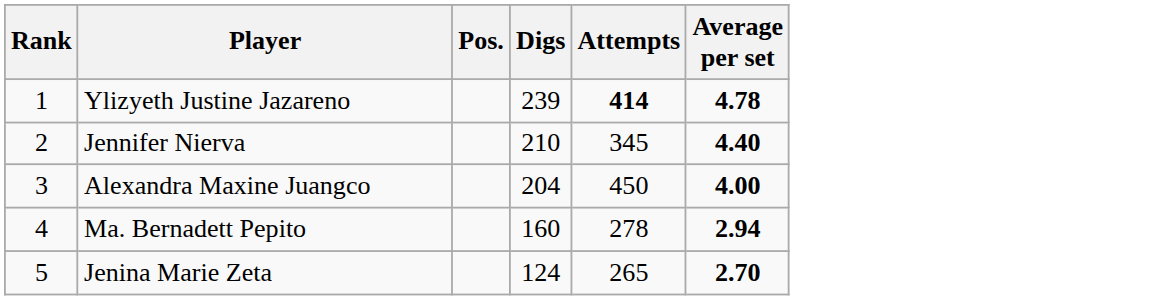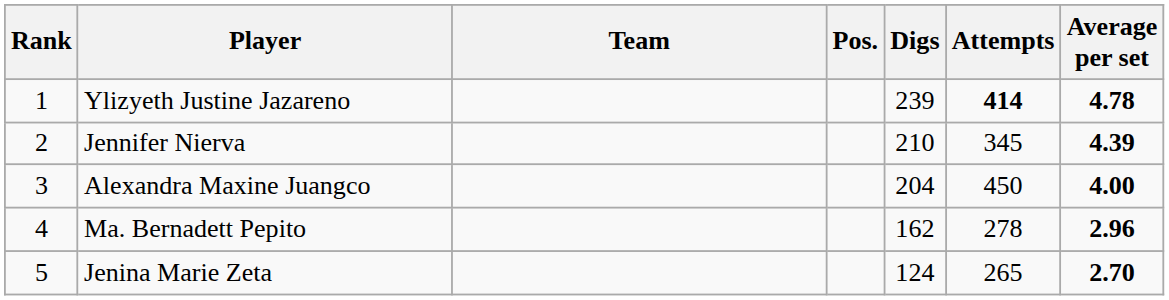+ column: (639, 41)
(738, 143) 4.40 -> (1112, 143) 4.39
(541, 229) 160 -> (915, 229) 162
(738, 229) 2.94 -> (1112, 229) 2.96
